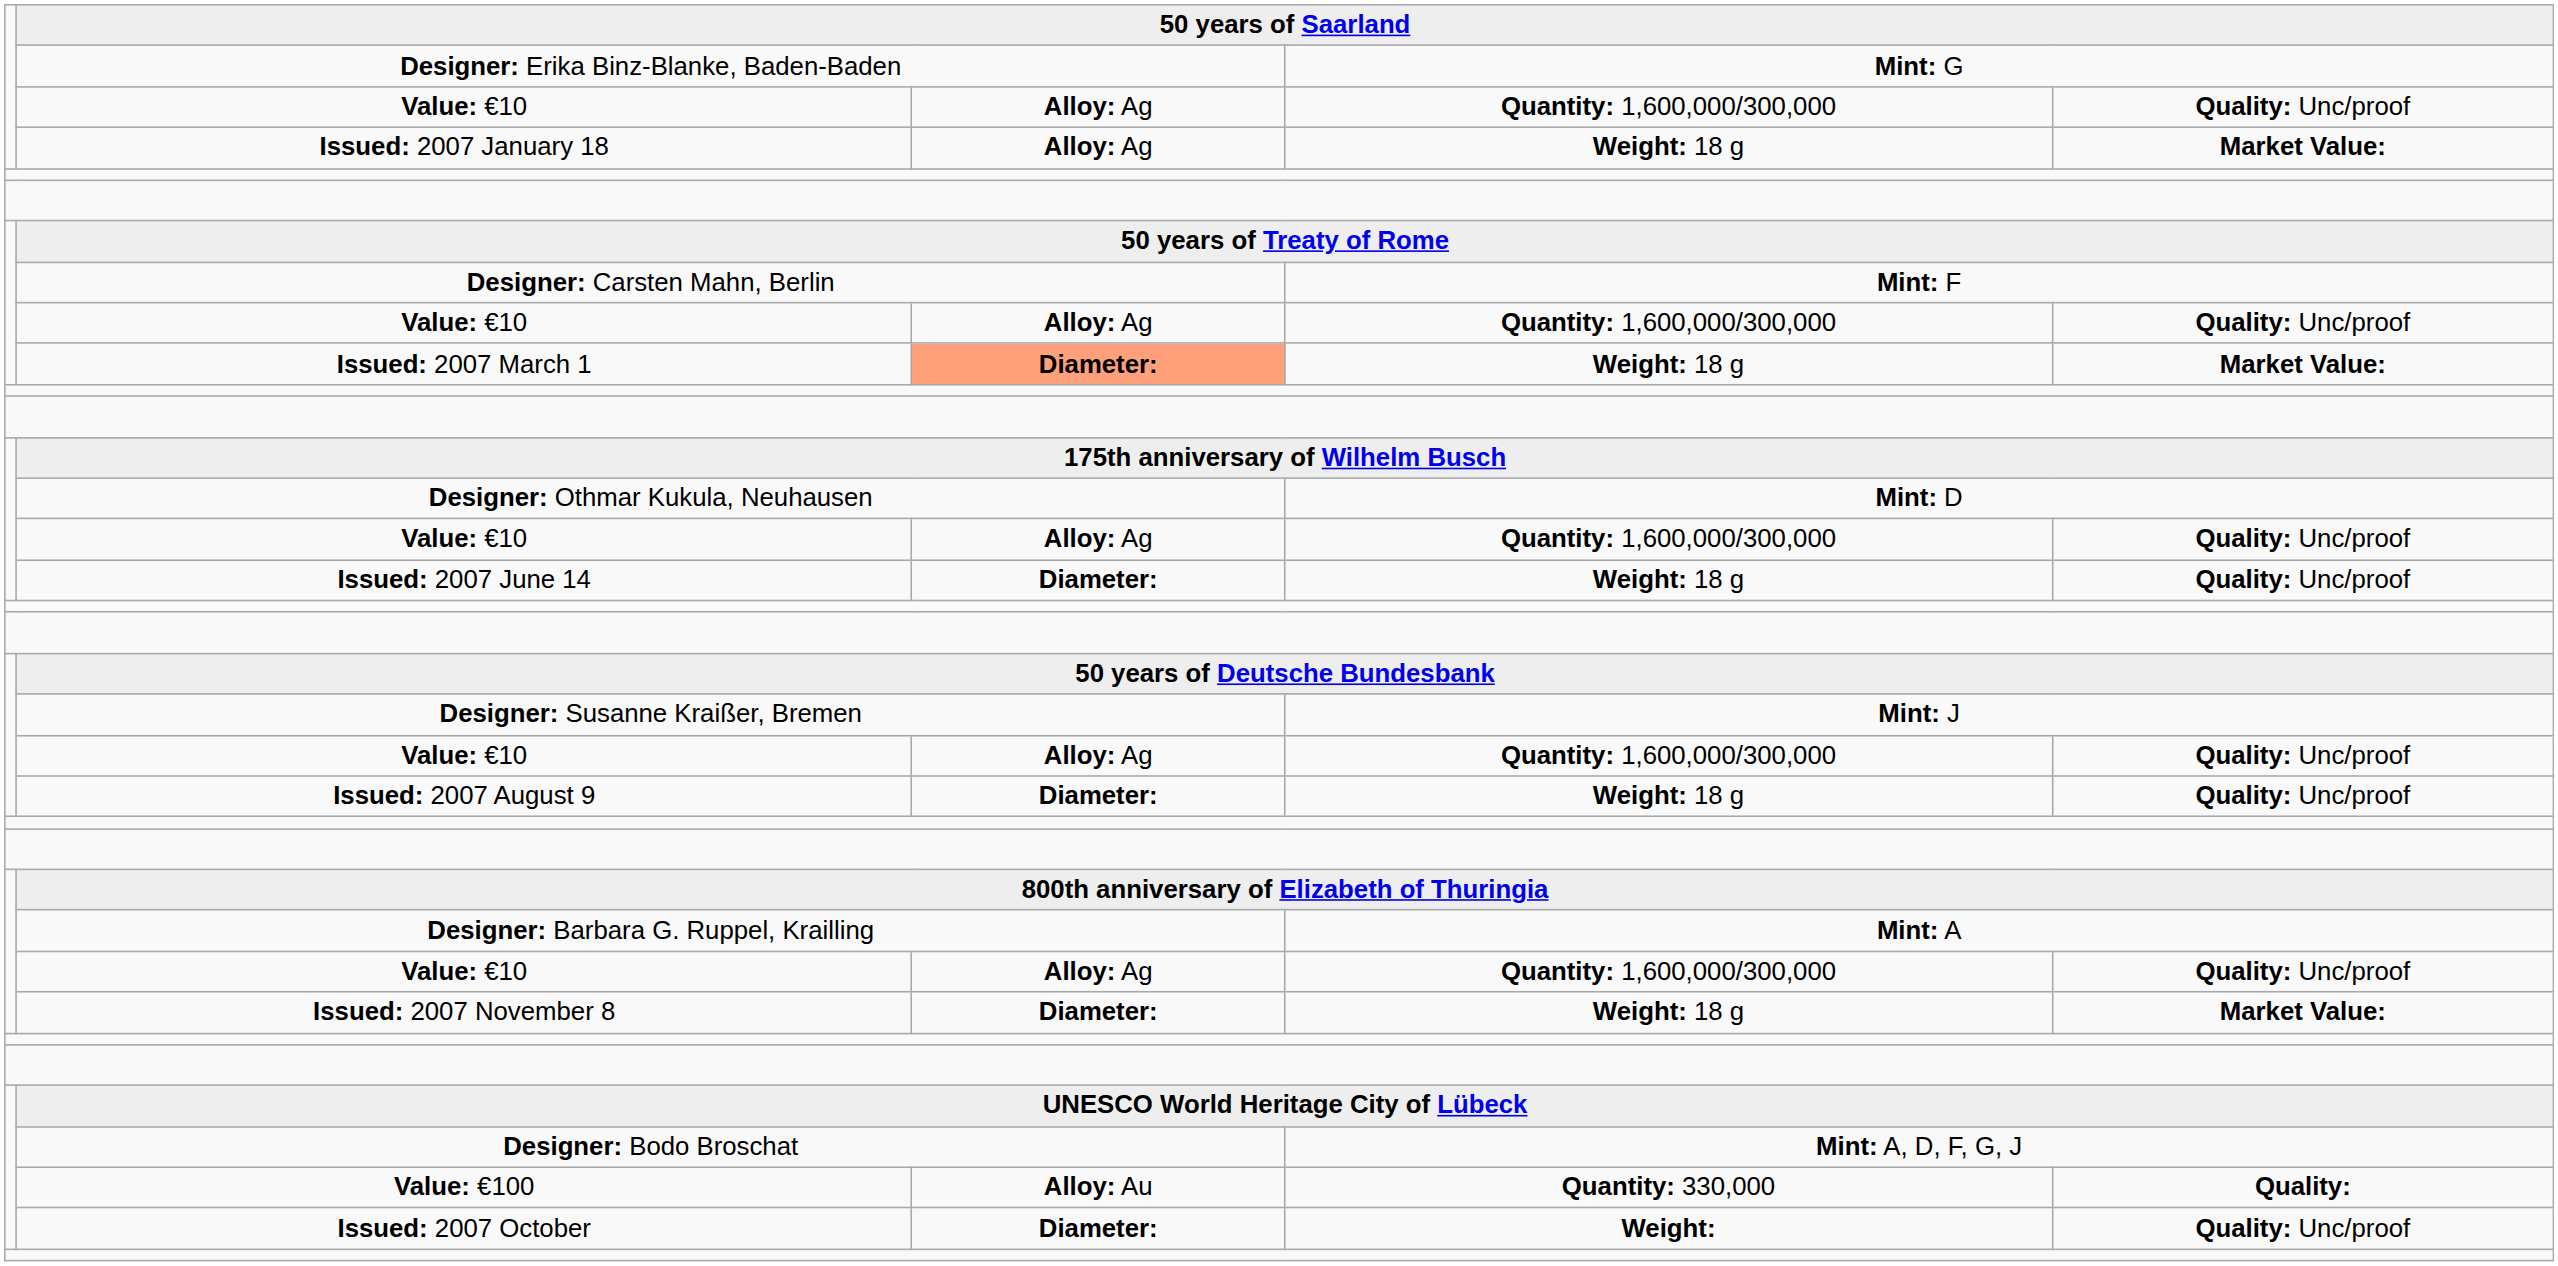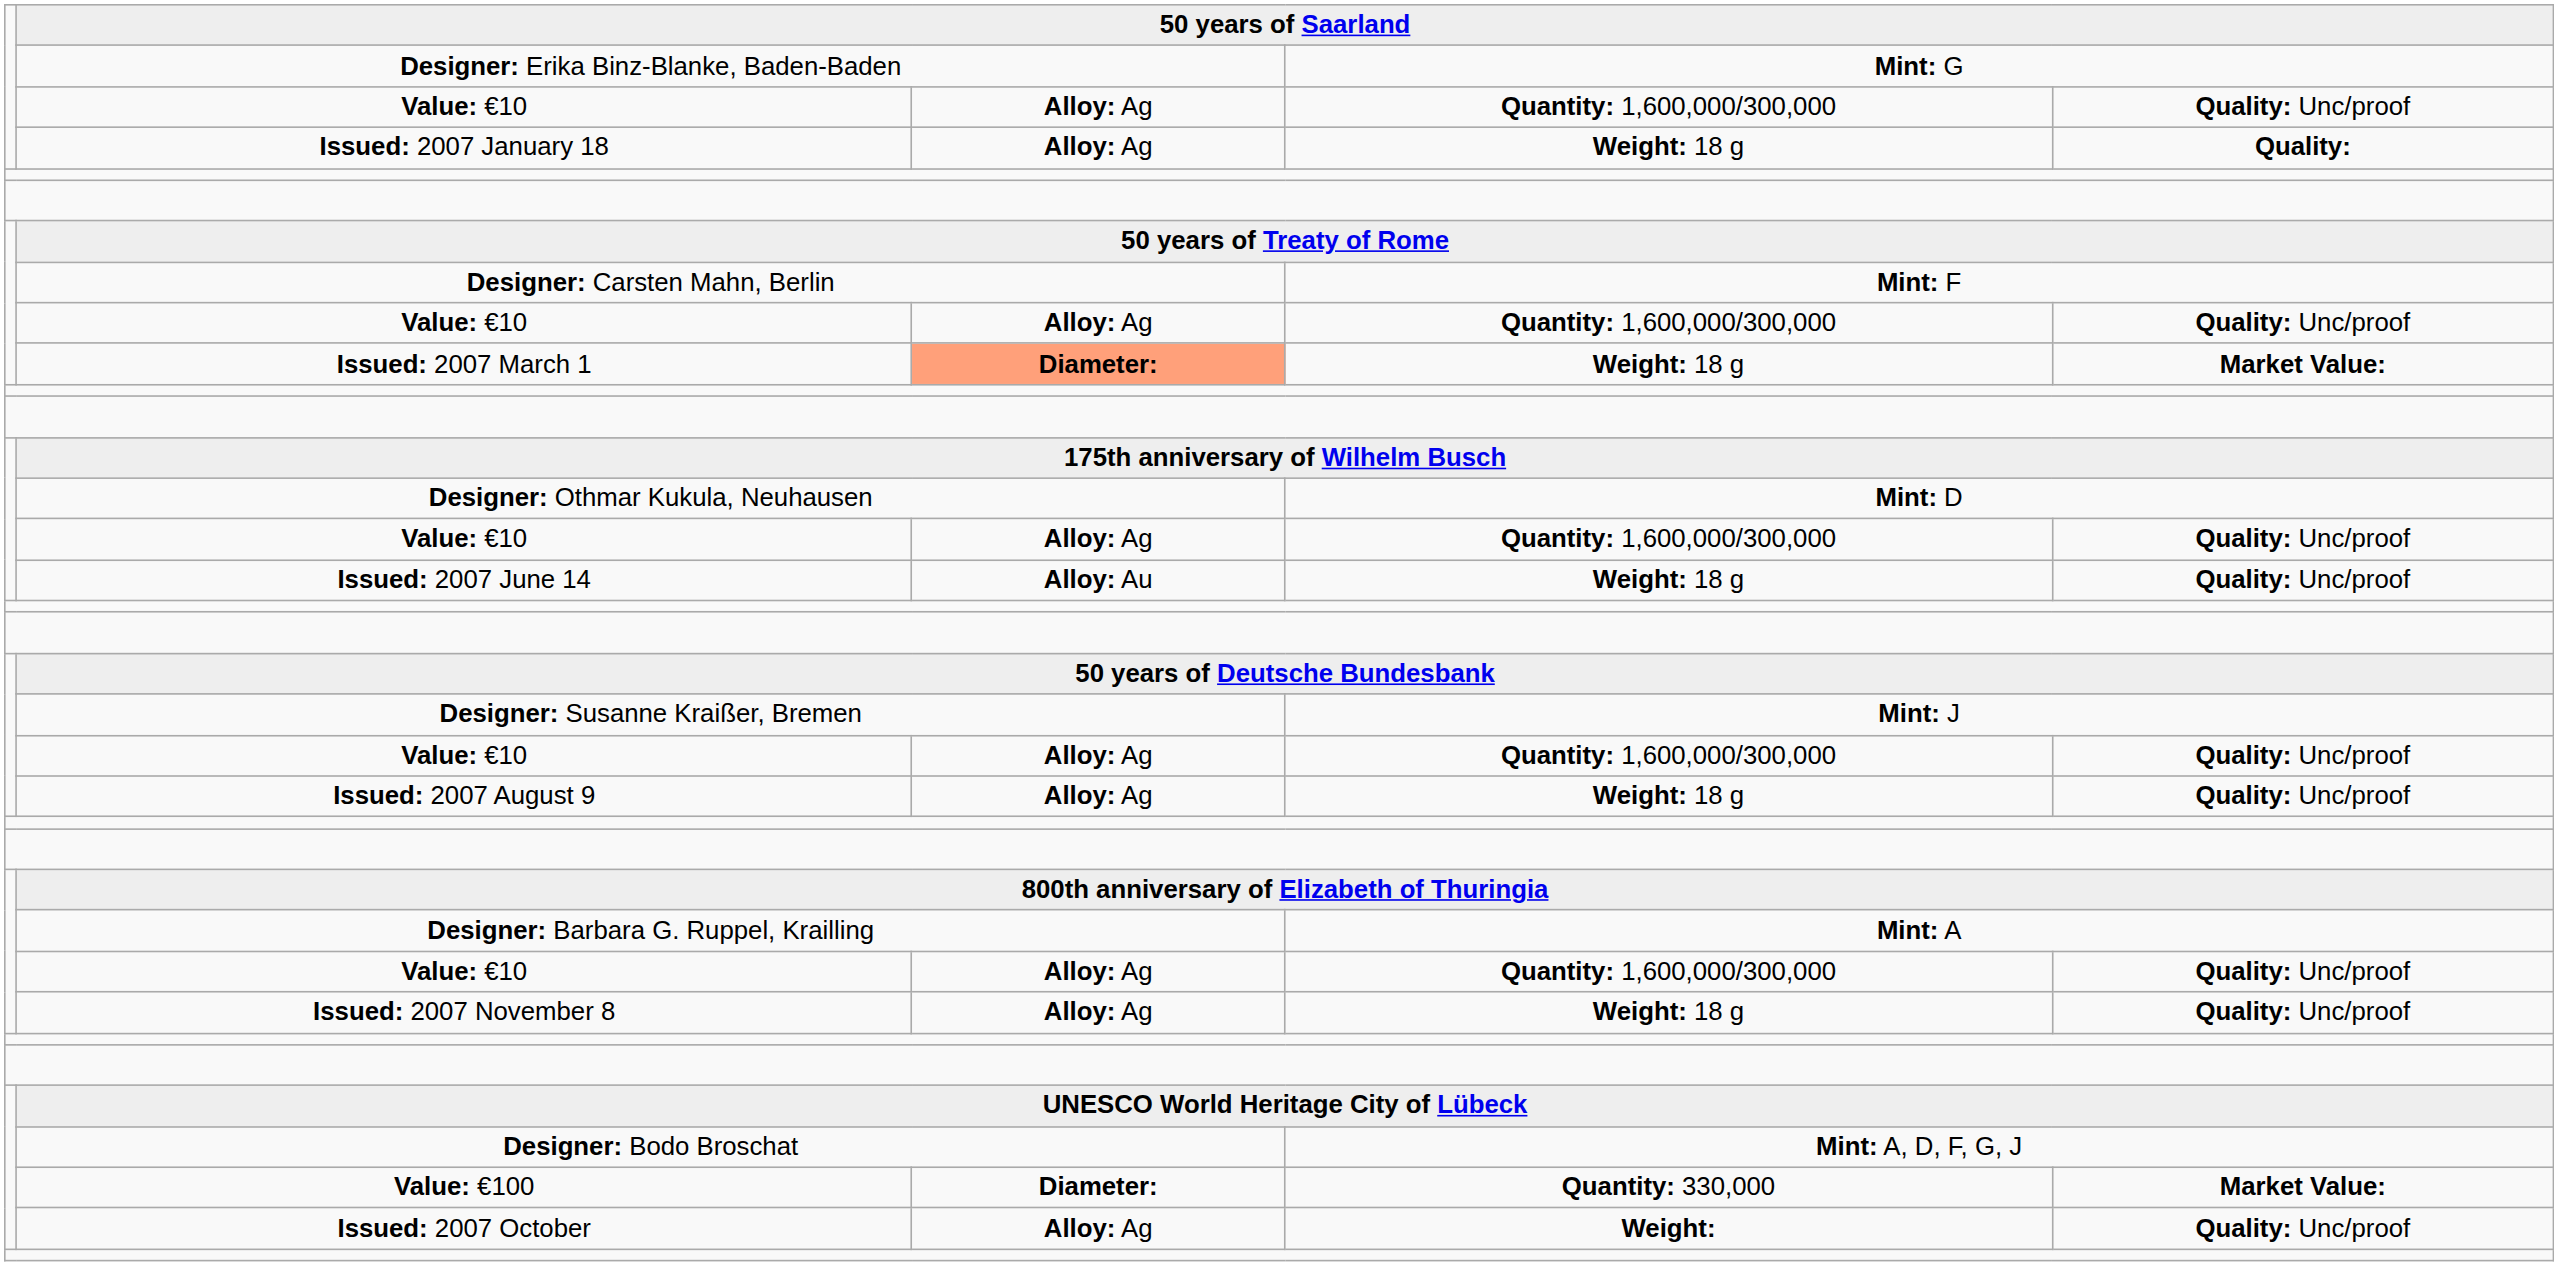(2303, 147) Market Value: -> (2303, 147) Quality:
(1098, 579) Diameter: -> (1098, 579) Alloy: Au
(1098, 795) Diameter: -> (1098, 795) Alloy: Ag
(1098, 1012) Diameter: -> (1098, 1012) Alloy: Ag
(2303, 1012) Market Value: -> (2303, 1012) Quality: Unc/proof
(1098, 1187) Alloy: Au -> (1098, 1187) Diameter:
(2303, 1187) Quality: -> (2303, 1187) Market Value:
(1098, 1228) Diameter: -> (1098, 1228) Alloy: Ag
